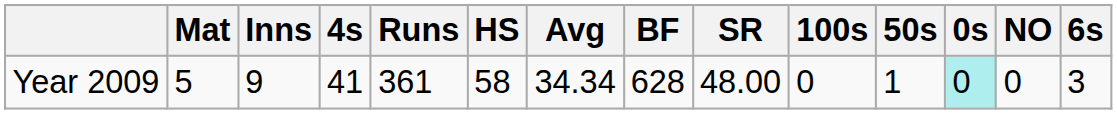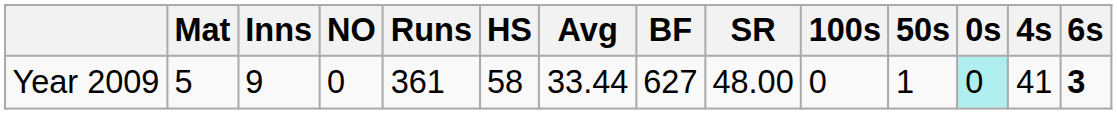columns swapped: (1028, 30) <-> (345, 30)
(575, 81) 34.34 -> (588, 81) 33.44
(658, 81) 628 -> (670, 81) 627
(1076, 81) normal -> (1076, 81) bold
